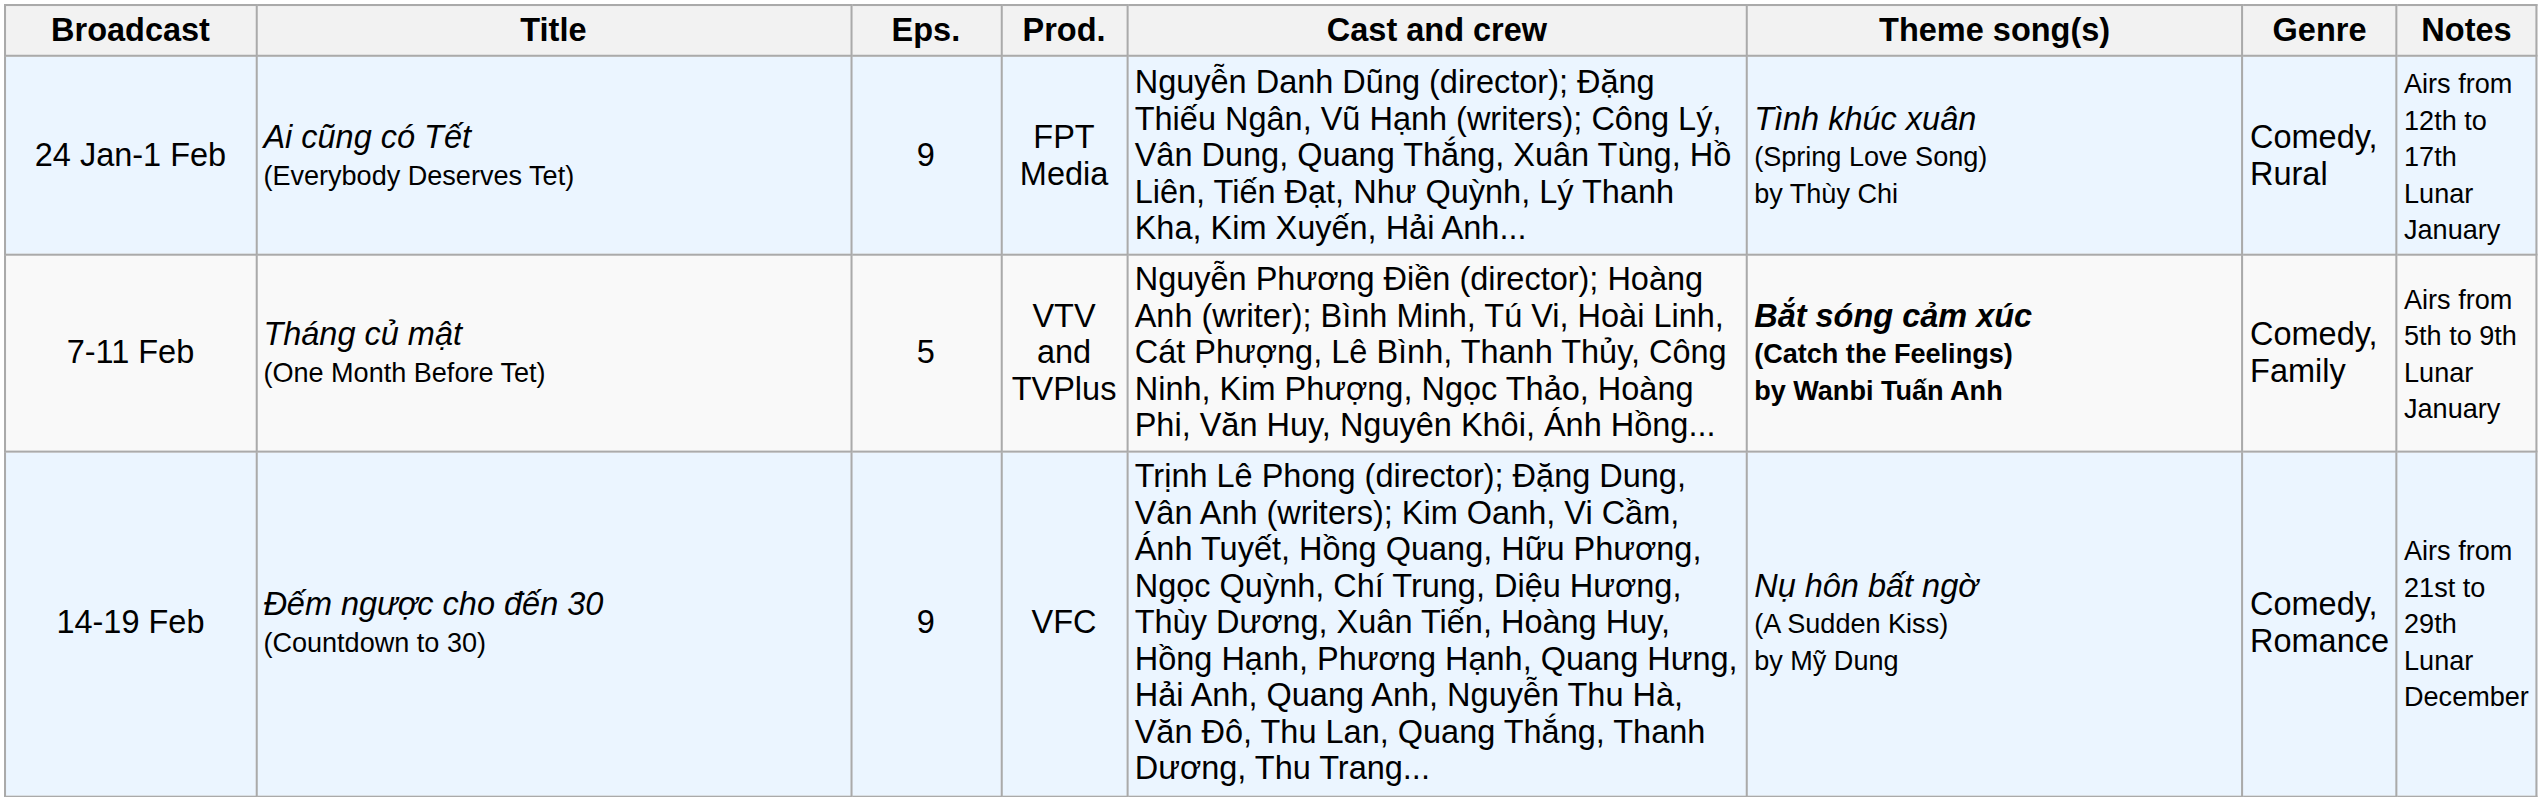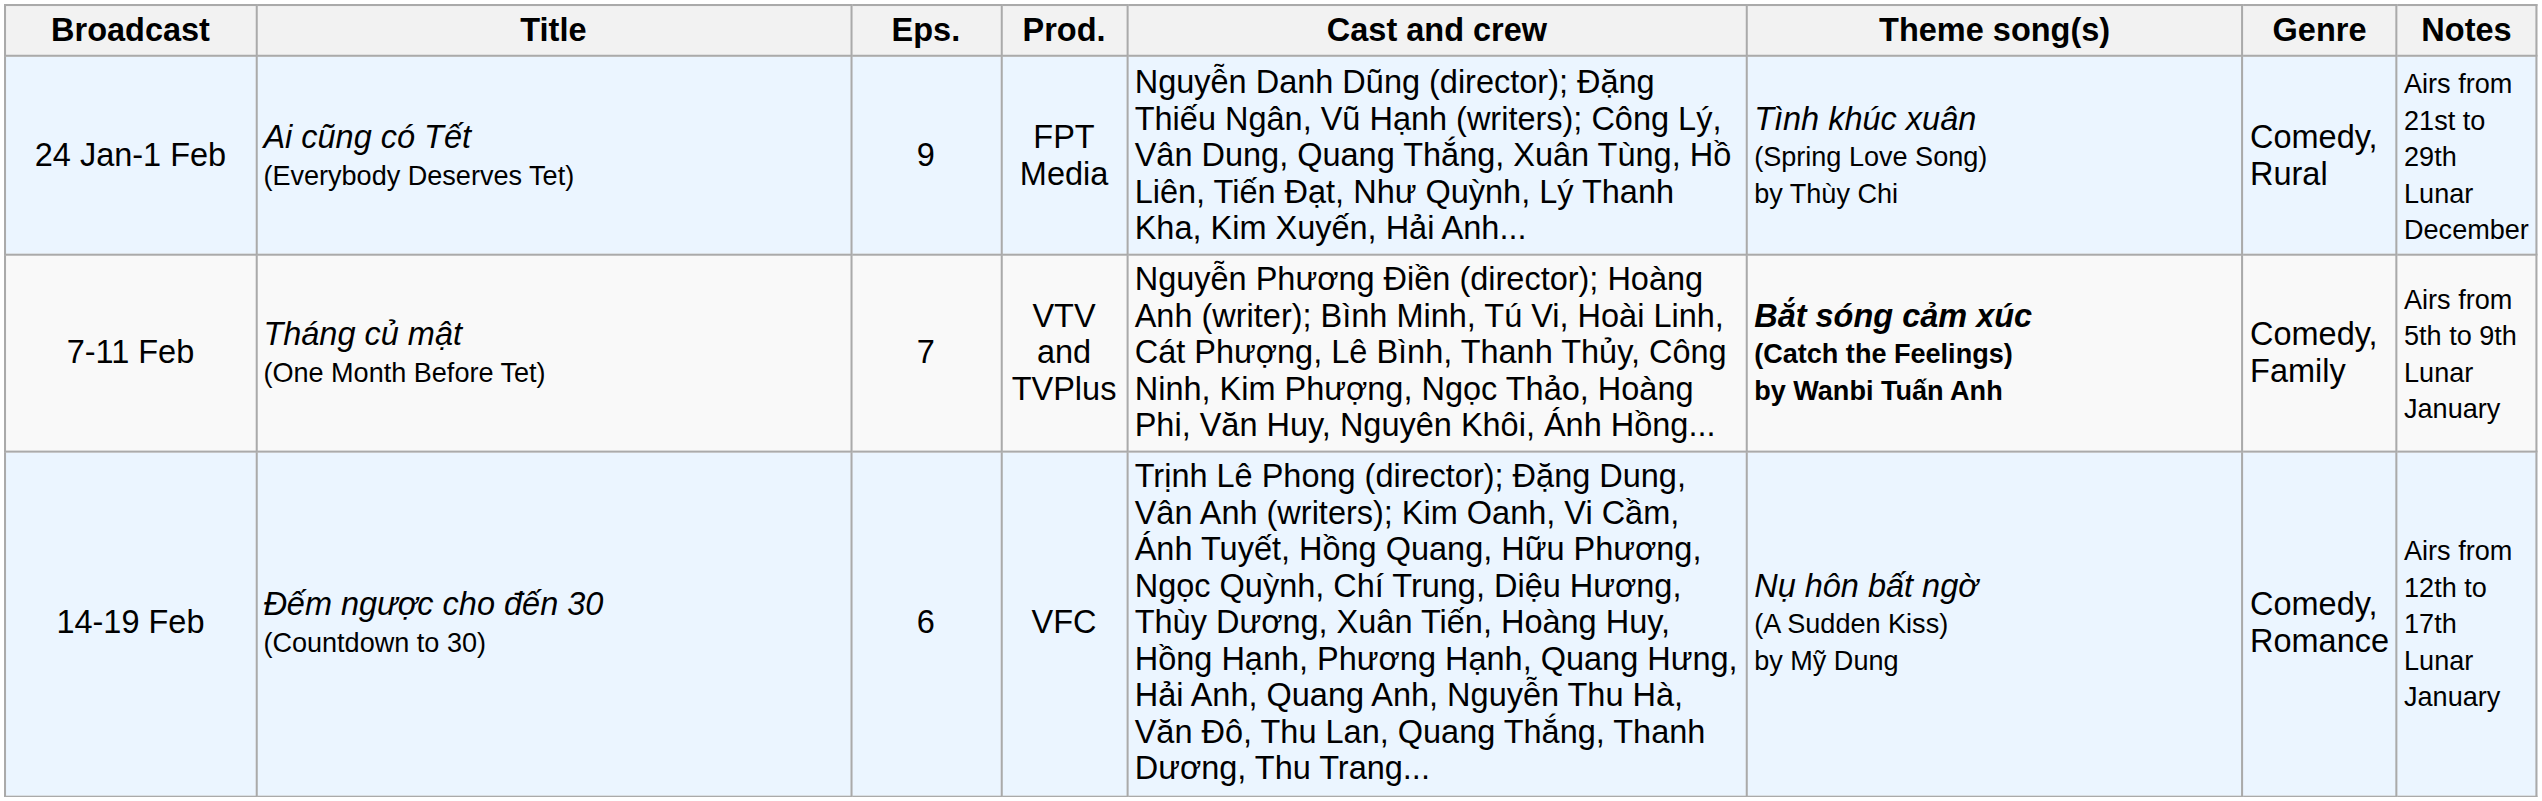(2458, 156) Airs from 12th to 17th Lunar January -> (2466, 156) Airs from 21st to 29th Lunar December
(926, 352) 5 -> (926, 352) 7
(926, 623) 9 -> (926, 623) 6
(2466, 625) Airs from 21st to 29th Lunar December -> (2458, 625) Airs from 12th to 17th Lunar January
